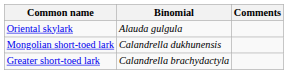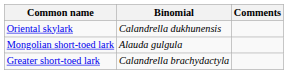(151, 28) Alauda gulgula -> (170, 28) Calandrella dukhunensis
(170, 45) Calandrella dukhunensis -> (151, 45) Alauda gulgula
